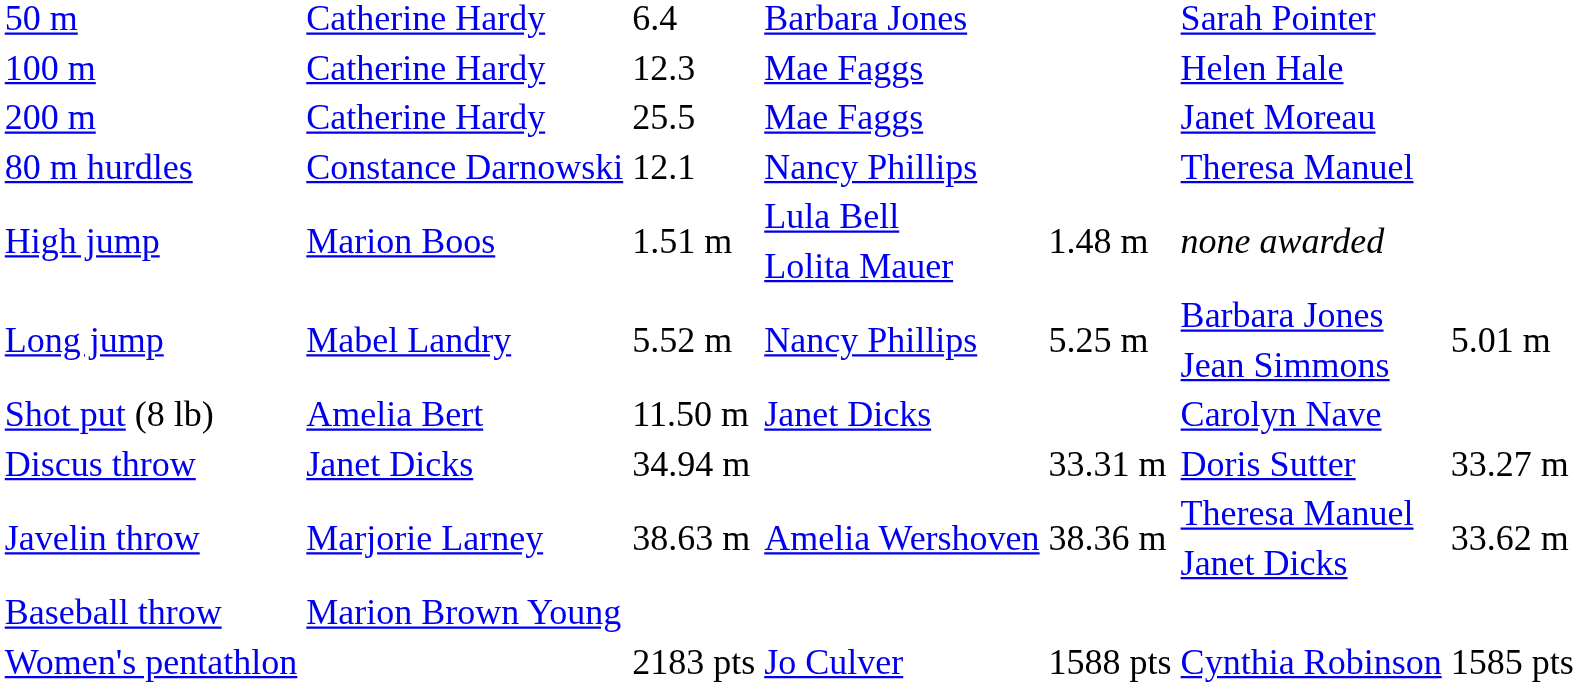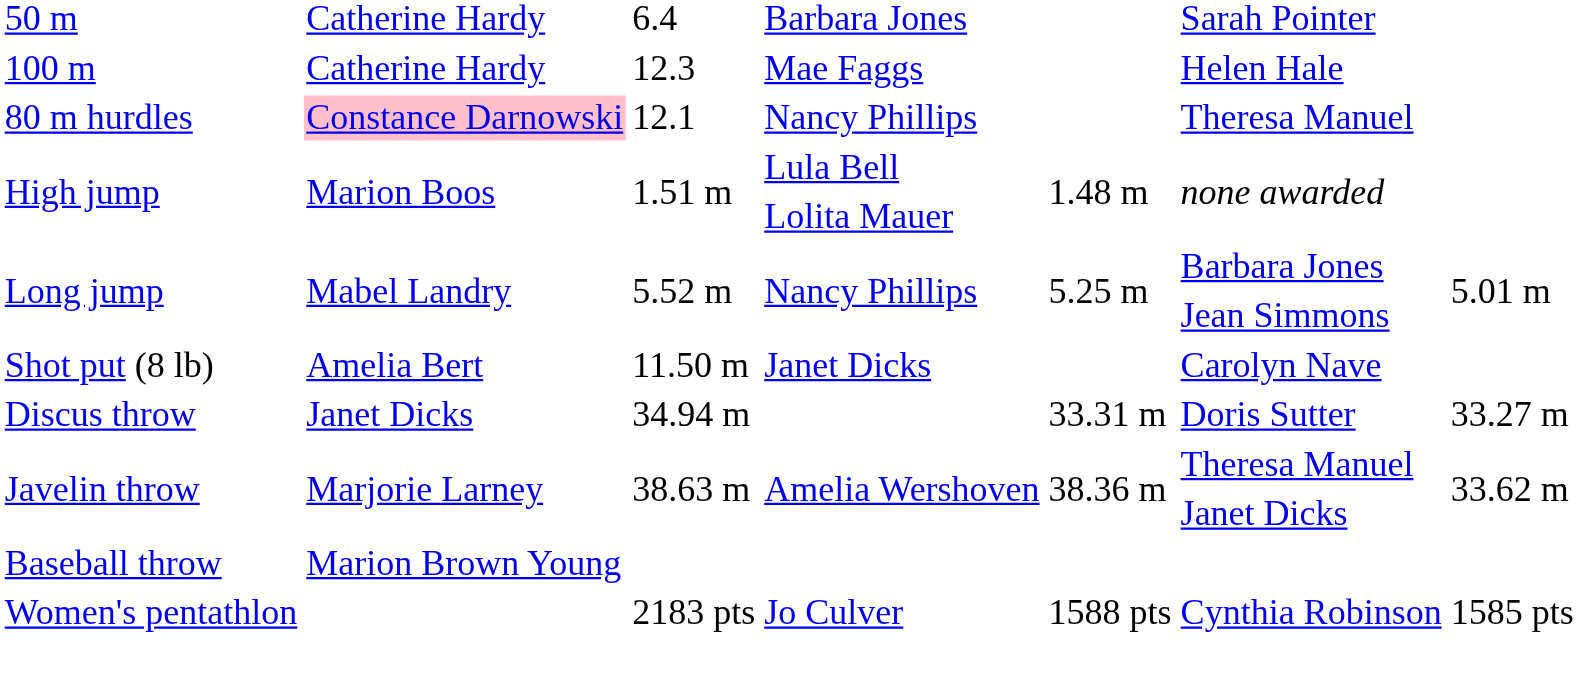- row: (50, 117)
(465, 166) no background -> (465, 117) pink background
